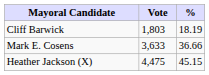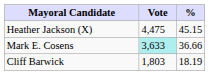rows swapped: (49, 62) <-> (35, 29)
(153, 45) no background -> (153, 45) paleturquoise background
